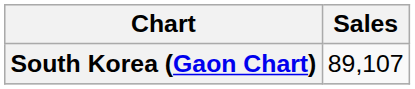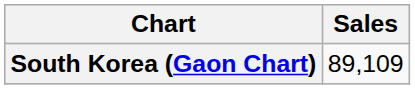(366, 63) 89,107 -> (366, 63) 89,109
